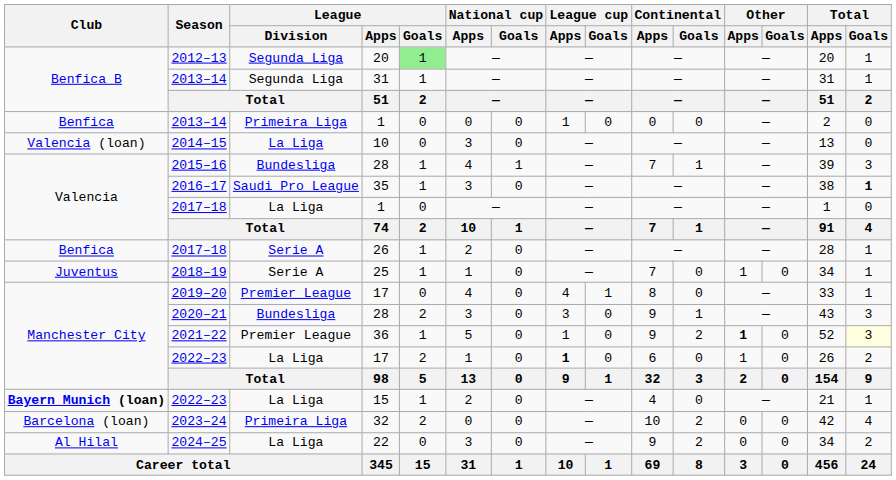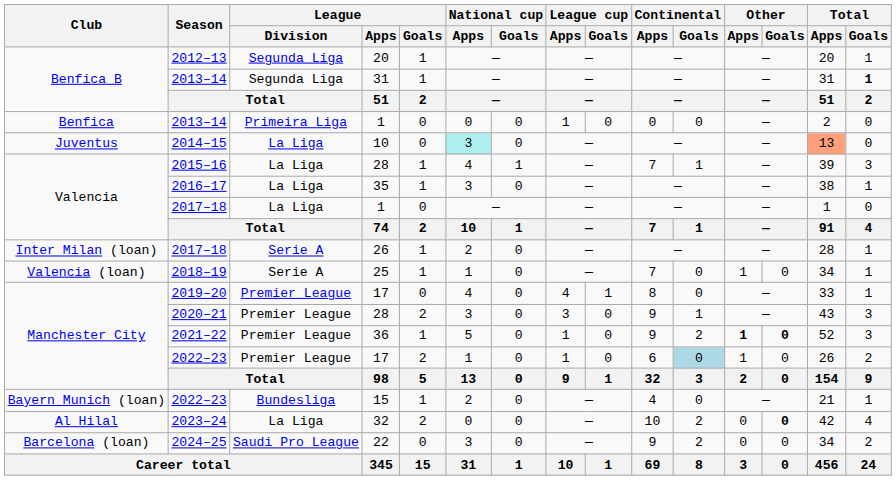(423, 58) lightgreen background -> (423, 58) no background
(868, 79) normal -> (868, 79) bold
(86, 144) Valencia (loan) -> (86, 144) Juventus
(468, 144) no background -> (468, 144) paleturquoise background
(827, 144) no background -> (827, 144) lightsalmon background
(296, 165) Bundesliga -> (296, 165) La Liga
(296, 186) Saudi Pro League -> (296, 186) La Liga
(868, 186) bold -> (868, 186) normal
(86, 251) Benfica -> (86, 251) Inter Milan (loan)
(86, 272) Juventus -> (86, 272) Valencia (loan)
(296, 315) Bundesliga -> (296, 315) Premier League
(785, 336) normal -> (785, 336) bold
(868, 336) lightyellow background -> (868, 336) no background
(296, 358) La Liga -> (296, 358) Premier League
(566, 358) bold -> (566, 358) normal
(699, 358) no background -> (699, 358) lightblue background
(86, 400) bold -> (86, 400) normal
(296, 400) La Liga -> (296, 400) Bundesliga
(86, 422) Barcelona (loan) -> (86, 422) Al Hilal
(296, 422) Primeira Liga -> (296, 422) La Liga
(785, 422) normal -> (785, 422) bold
(86, 443) Al Hilal -> (86, 443) Barcelona (loan)
(296, 443) La Liga -> (296, 443) Saudi Pro League
